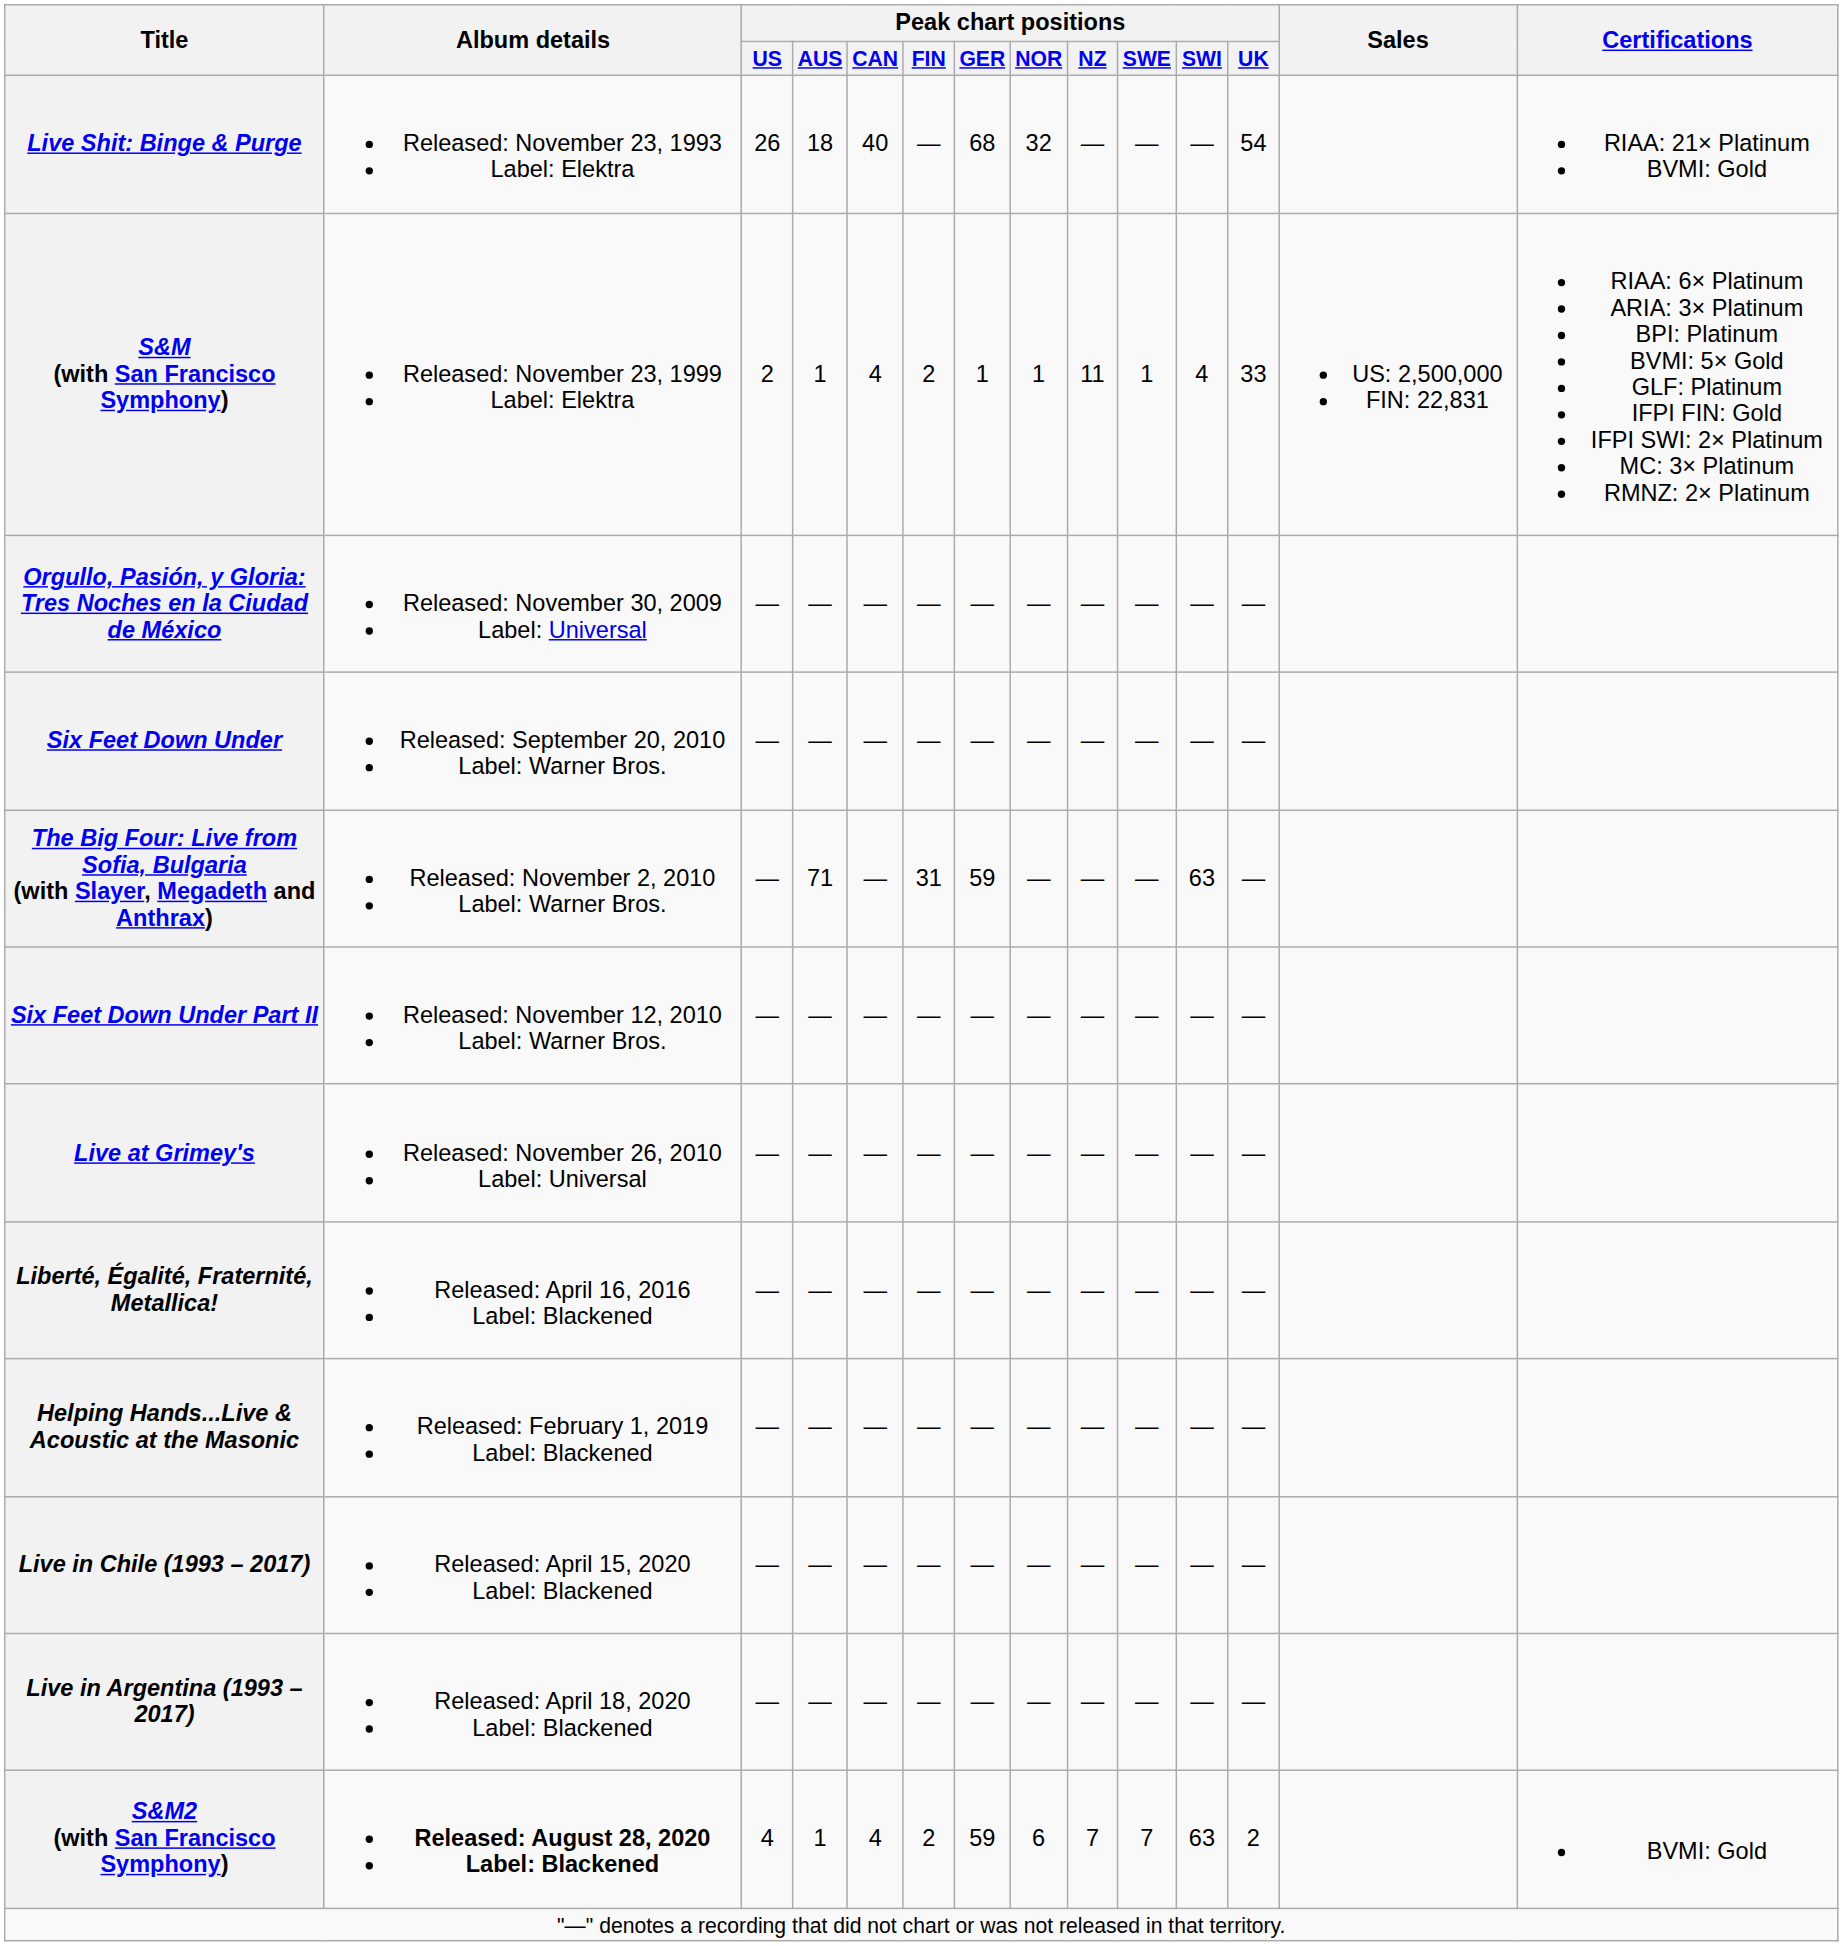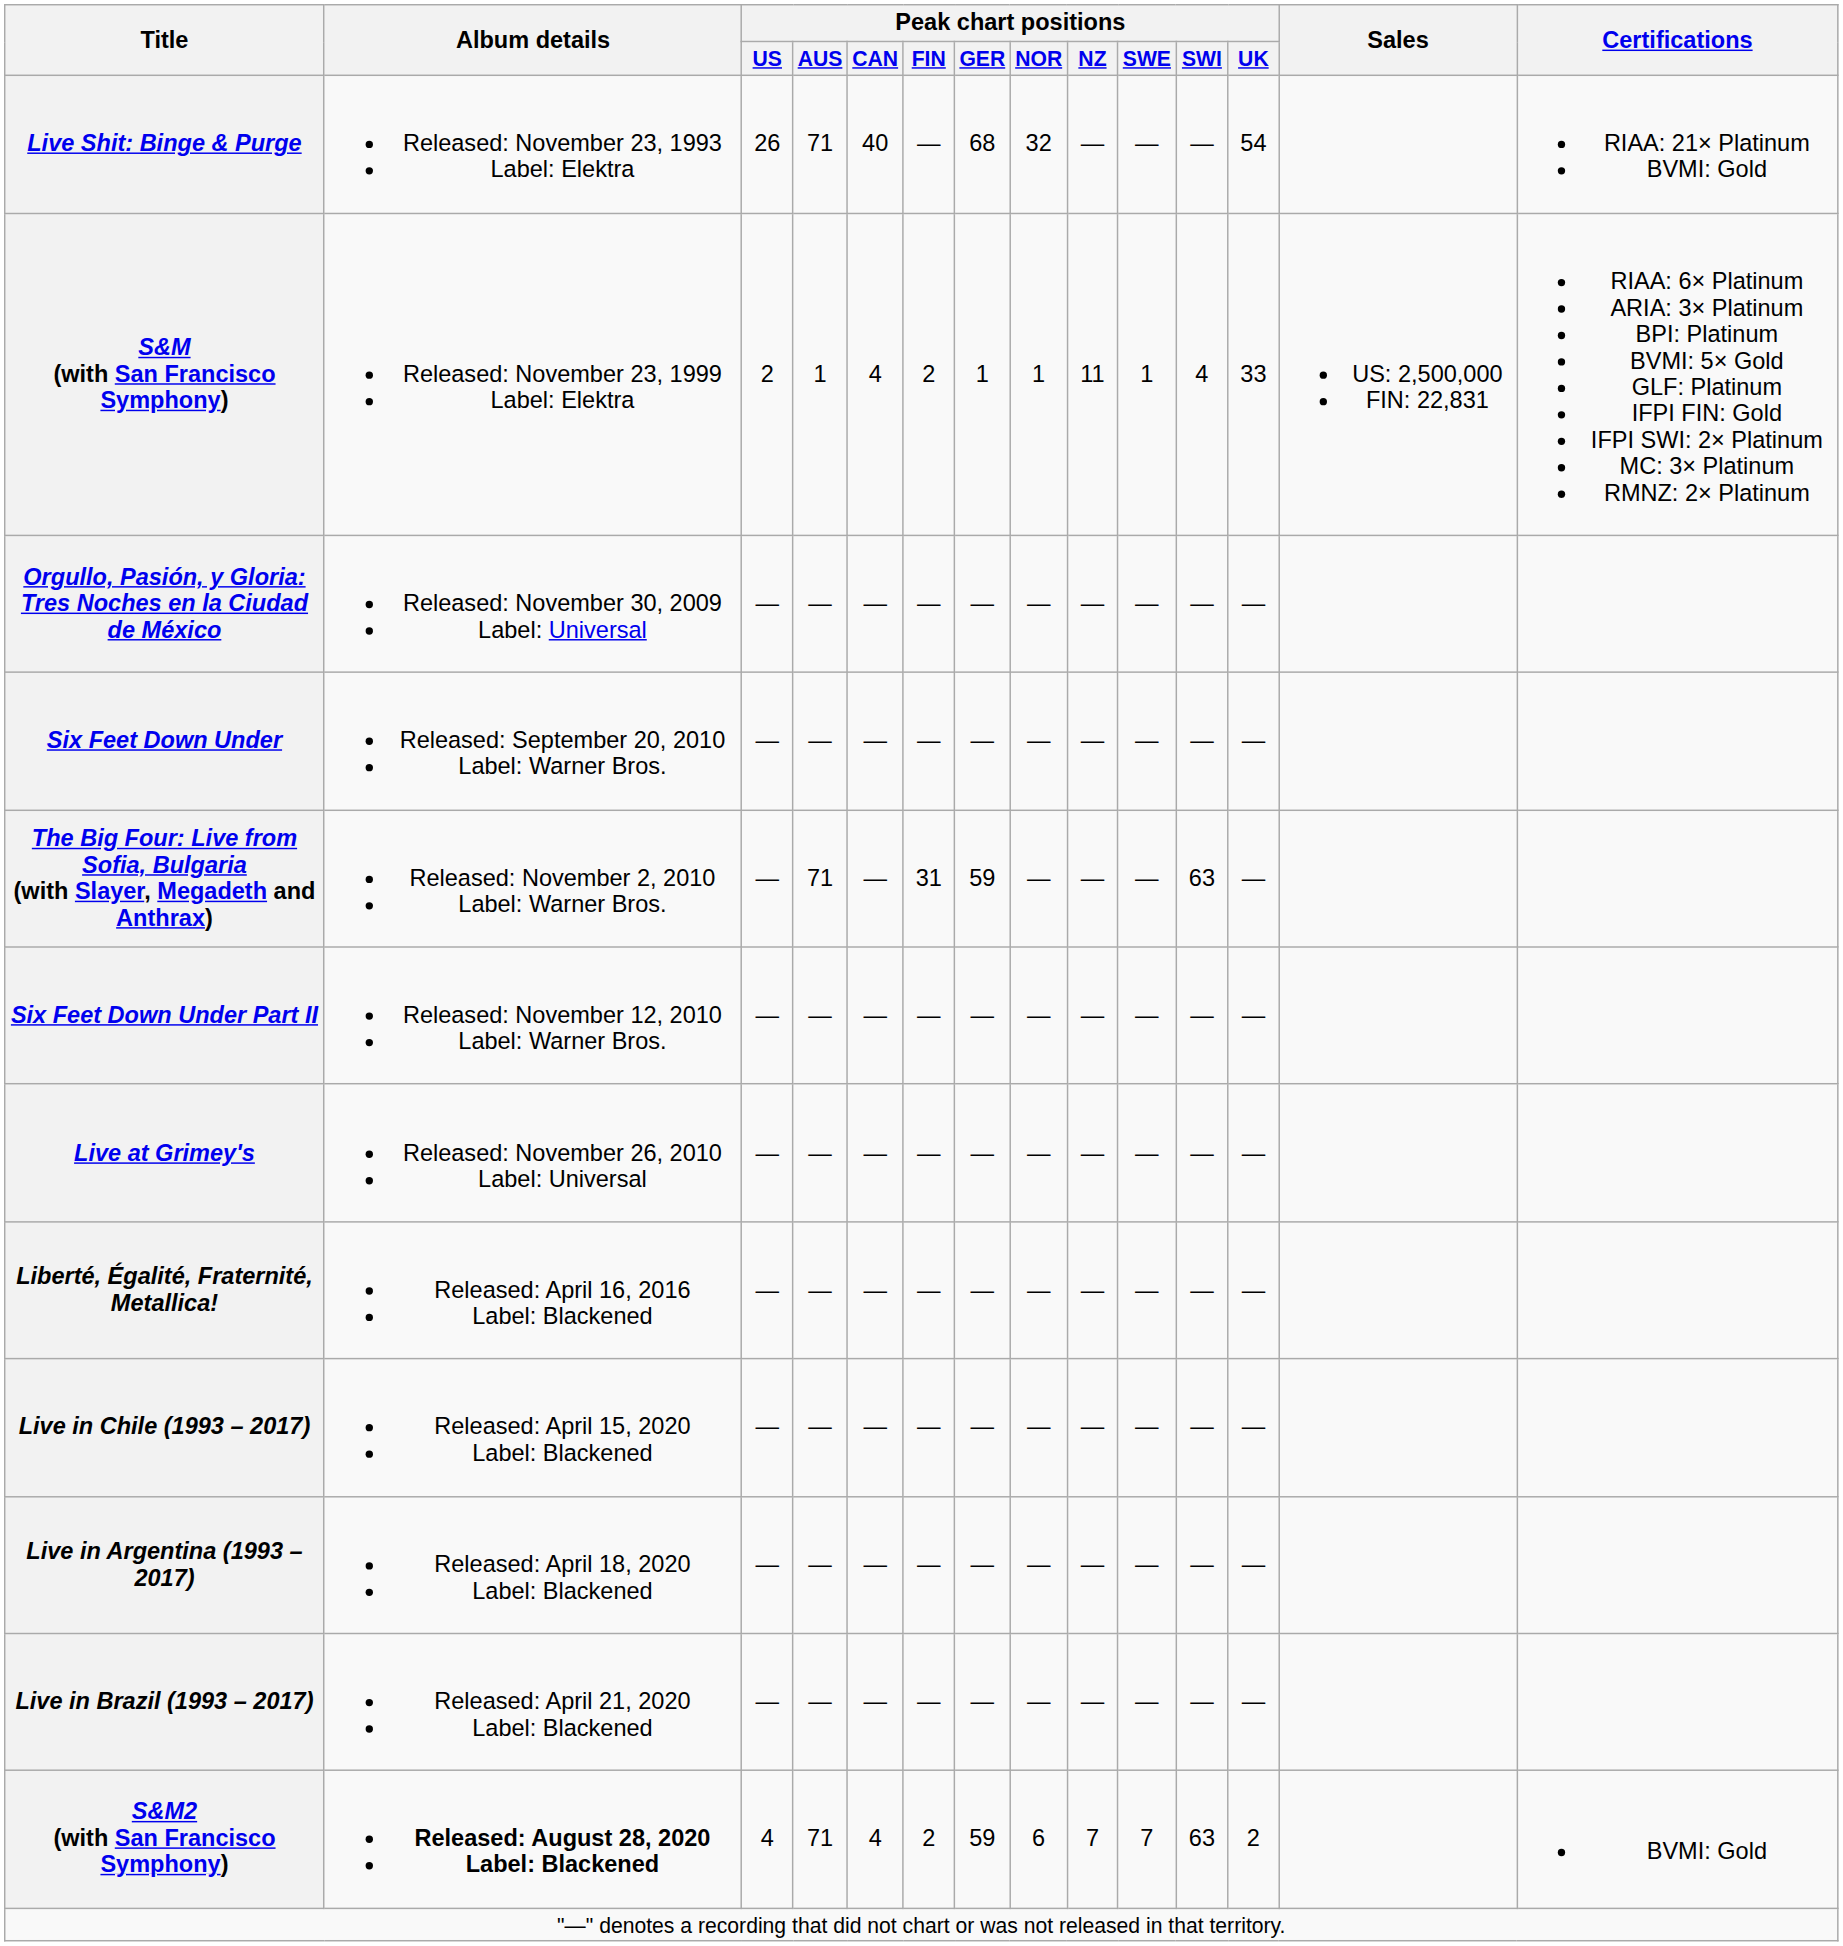(820, 143) 18 -> (820, 143) 71
- row: (164, 1427)
+ row: (164, 1701)
(820, 1838) 1 -> (820, 1838) 71
